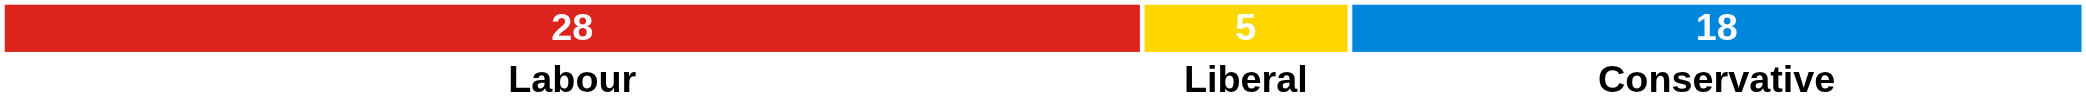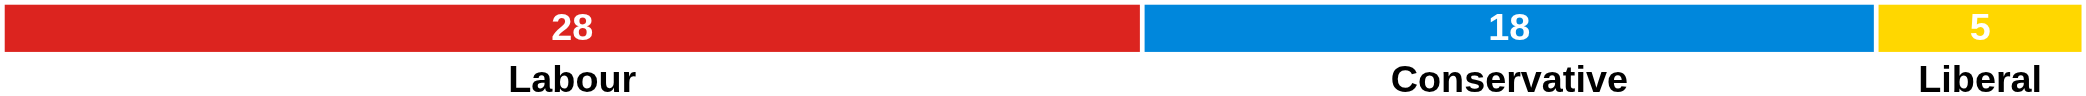columns swapped: (1717, 27) <-> (1246, 27)
